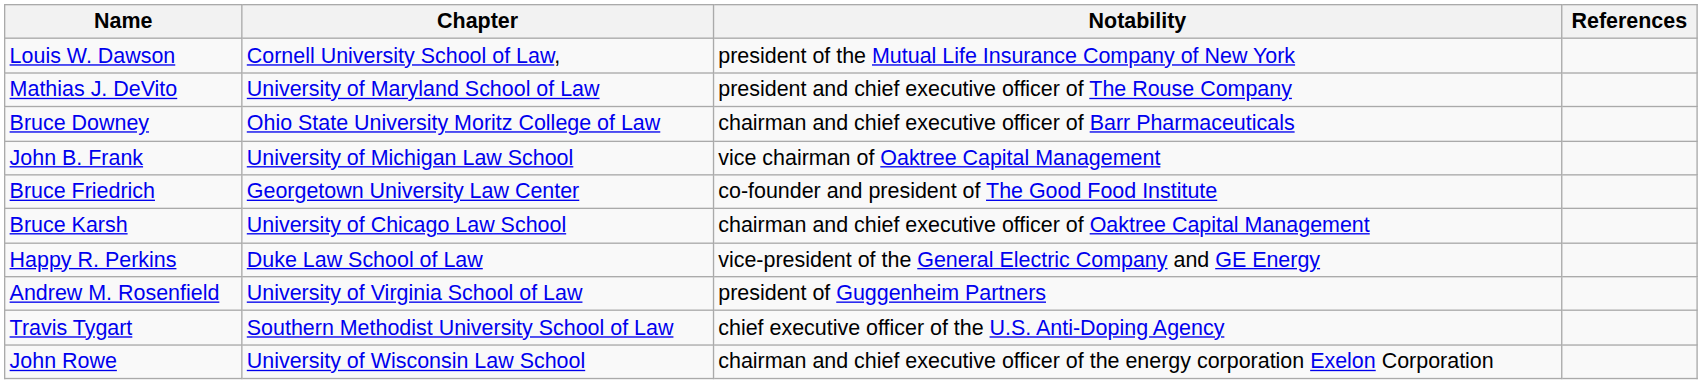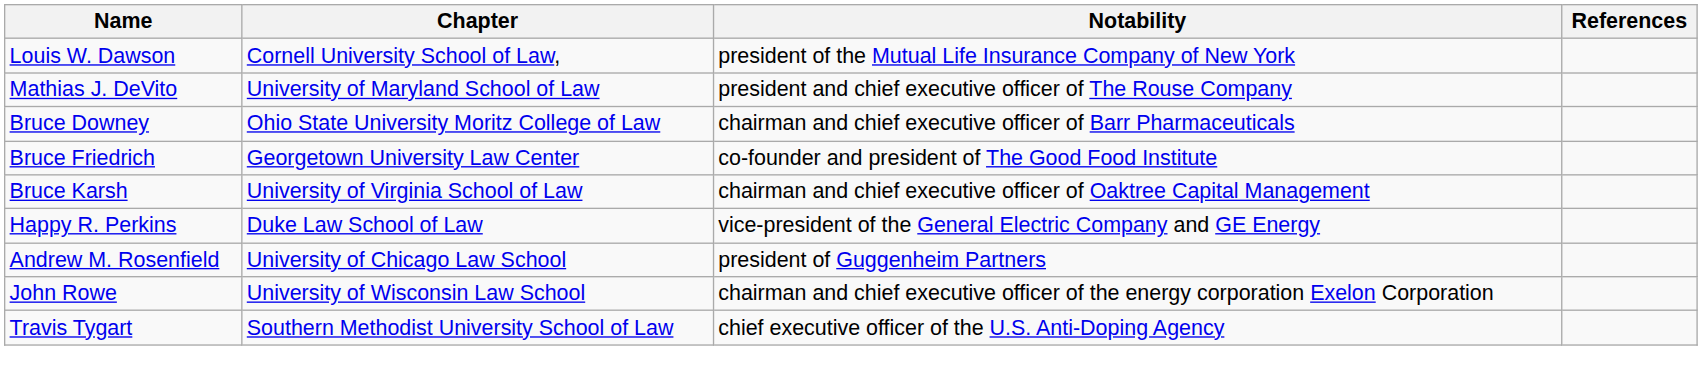- row: (76, 157)
(406, 225) University of Chicago Law School -> (415, 191) University of Virginia School of Law
(415, 293) University of Virginia School of Law -> (406, 259) University of Chicago Law School
rows swapped: (63, 361) <-> (71, 327)
